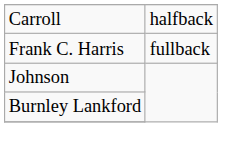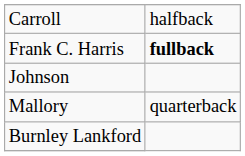(180, 48) normal -> (182, 48) bold
+ row: (38, 106)
